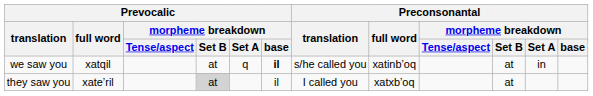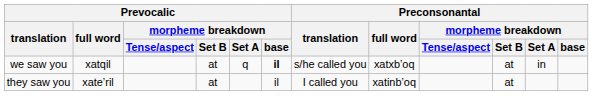(394, 64) xatinbʼoq -> (394, 64) xatxbʼoq
(213, 82) lightgrey background -> (213, 82) no background
(394, 82) xatxbʼoq -> (394, 82) xatinbʼoq
